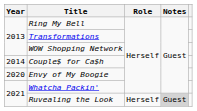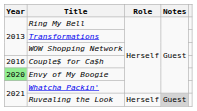(16, 62) 2014 -> (16, 62) 2016
(16, 74) no background -> (16, 74) lightgreen background
